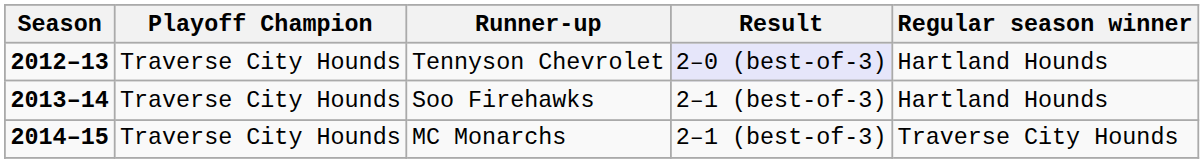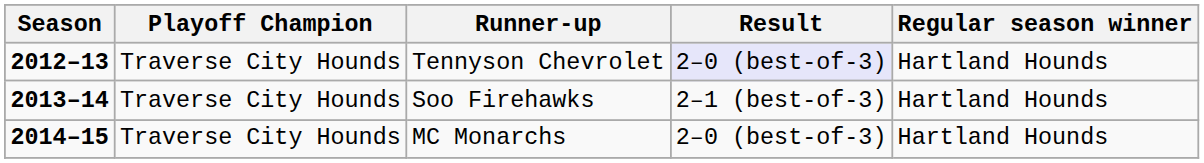(781, 138) 2–1 (best-of-3) -> (781, 138) 2–0 (best-of-3)
(1038, 138) Traverse City Hounds -> (1003, 138) Hartland Hounds
